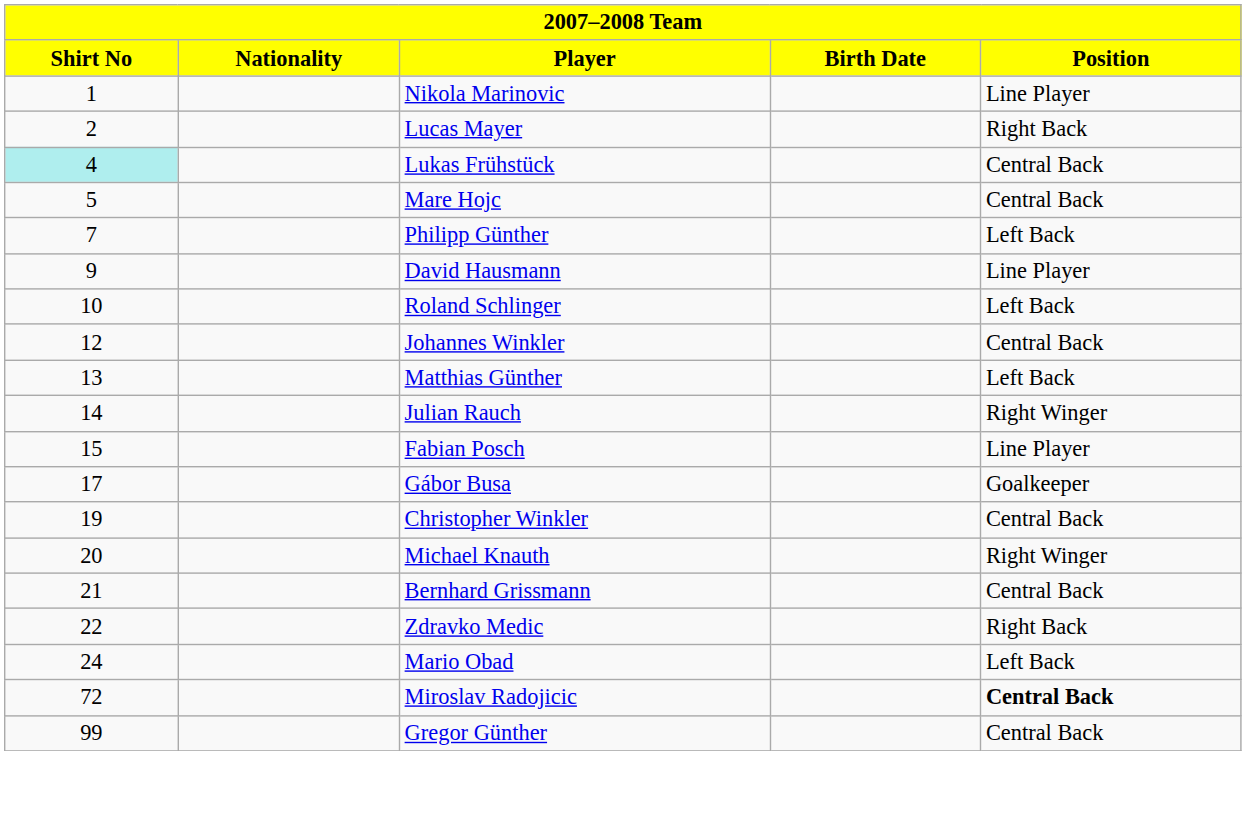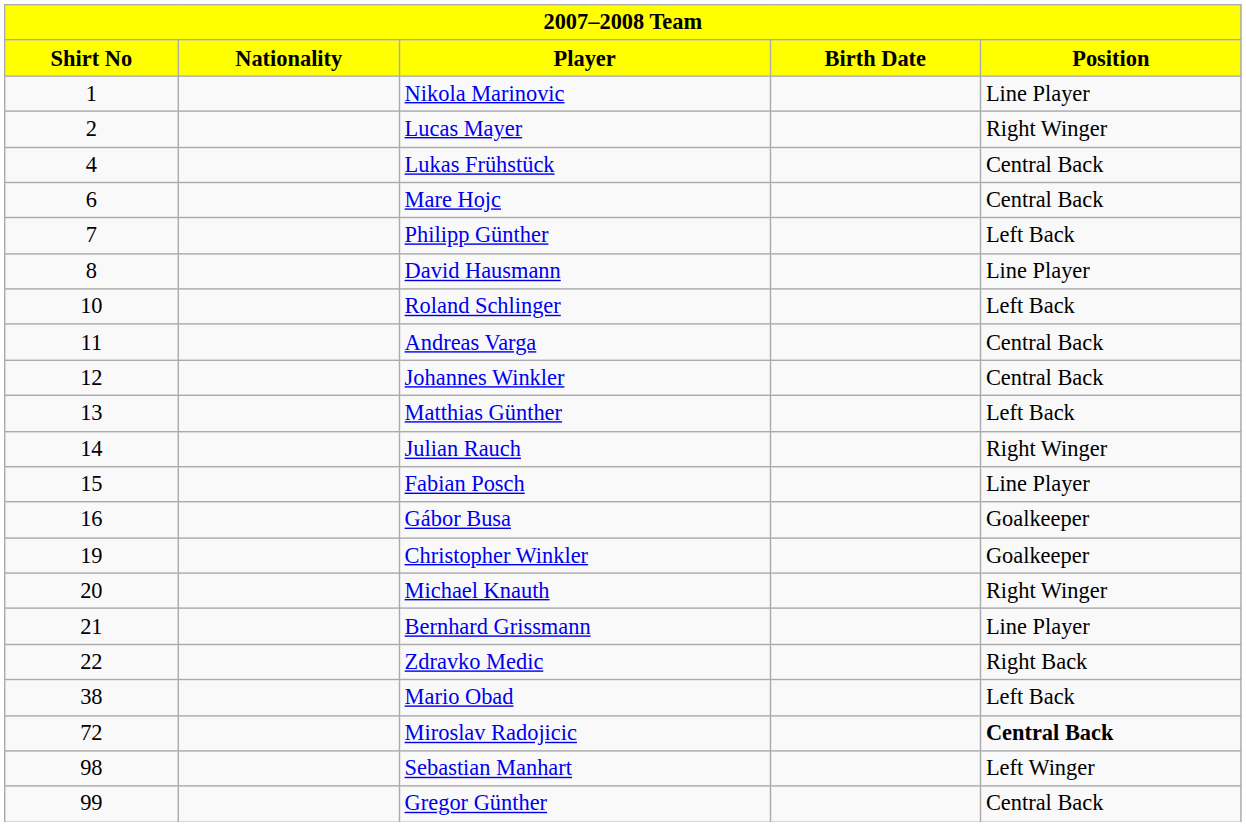(1037, 128) Right Back -> (1047, 128) Right Winger
(91, 164) paleturquoise background -> (91, 164) no background
(91, 199) 5 -> (91, 199) 6
(91, 270) 9 -> (91, 270) 8
+ row: (470, 341)
(91, 484) 17 -> (91, 519) 16
(1045, 519) Central Back -> (1037, 555) Goalkeeper
(1045, 590) Central Back -> (1038, 626) Line Player
(91, 661) 24 -> (91, 697) 38
+ row: (488, 768)
